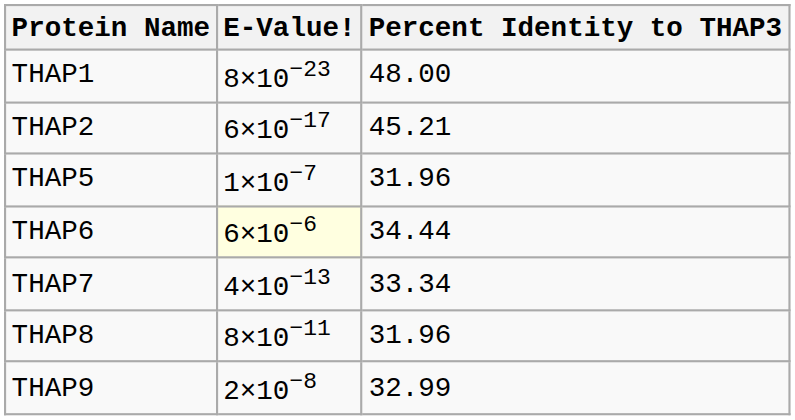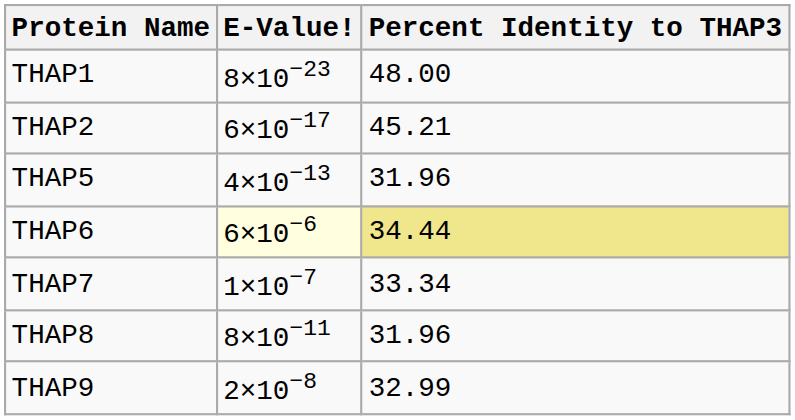(270, 180) 1×10−7 -> (277, 180) 4×10−13
(410, 232) no background -> (410, 232) khaki background
(277, 284) 4×10−13 -> (270, 284) 1×10−7
